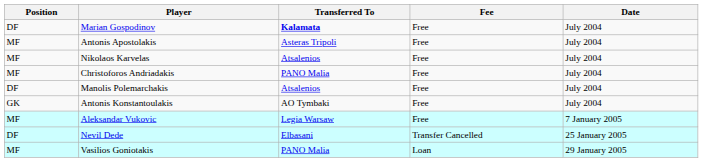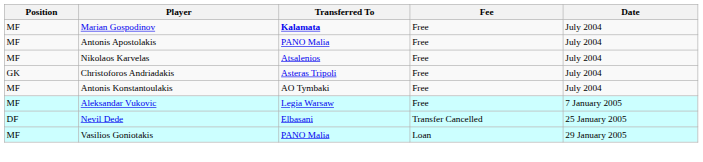(12, 27) DF -> (13, 27) MF
(309, 42) Asteras Tripoli -> (305, 42) PANO Malia
(13, 73) MF -> (13, 73) GK
(305, 73) PANO Malia -> (309, 73) Asteras Tripoli
- row: (124, 88)
(13, 104) GK -> (13, 88) MF
